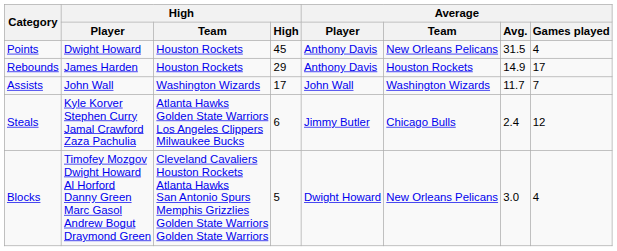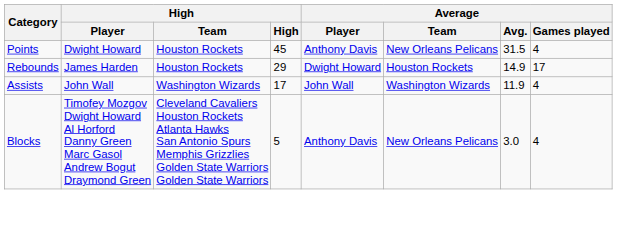(341, 67) Anthony Davis -> (343, 67) Dwight Howard
(514, 85) 11.7 -> (514, 85) 11.9
(536, 85) 7 -> (536, 85) 4
- row: (23, 122)
(343, 198) Dwight Howard -> (341, 141) Anthony Davis
